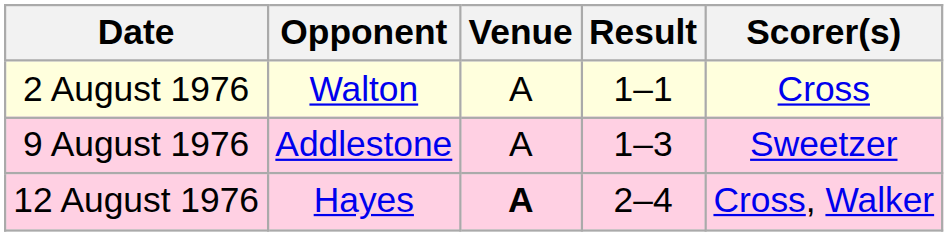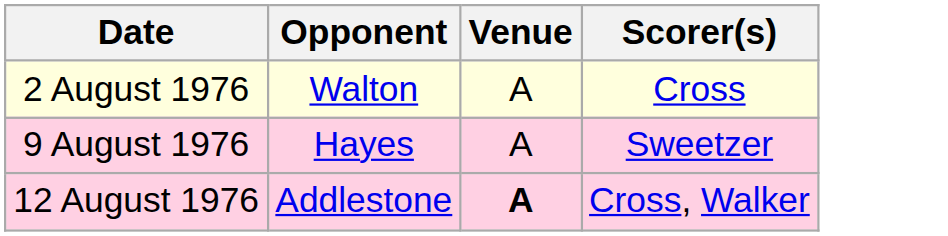- column: (643, 32)
(364, 144) Addlestone -> (364, 144) Hayes
(364, 200) Hayes -> (364, 200) Addlestone
